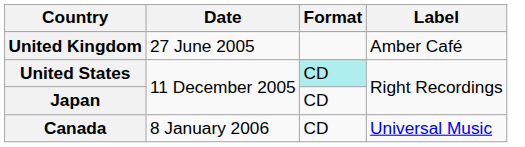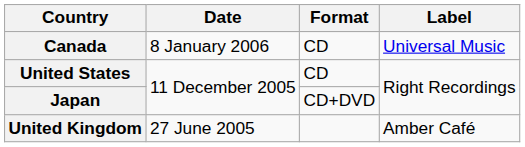rows swapped: (75, 45) <-> (75, 127)
(316, 73) paleturquoise background -> (316, 73) no background
(316, 100) CD -> (339, 100) CD+DVD
